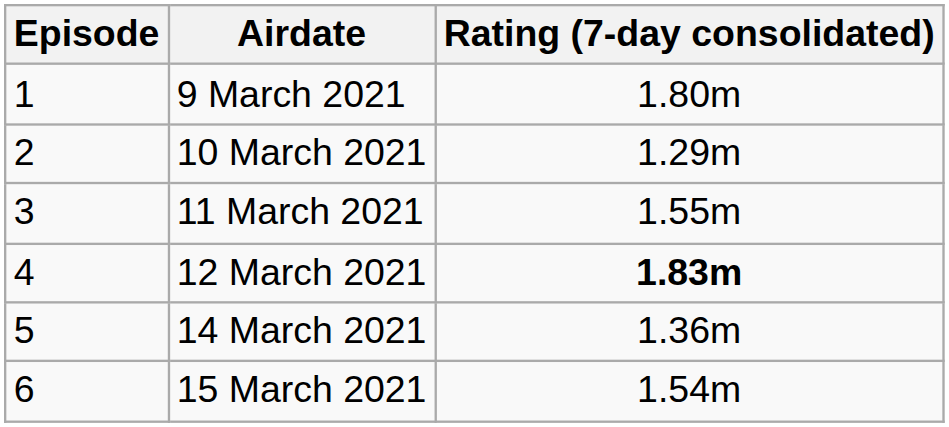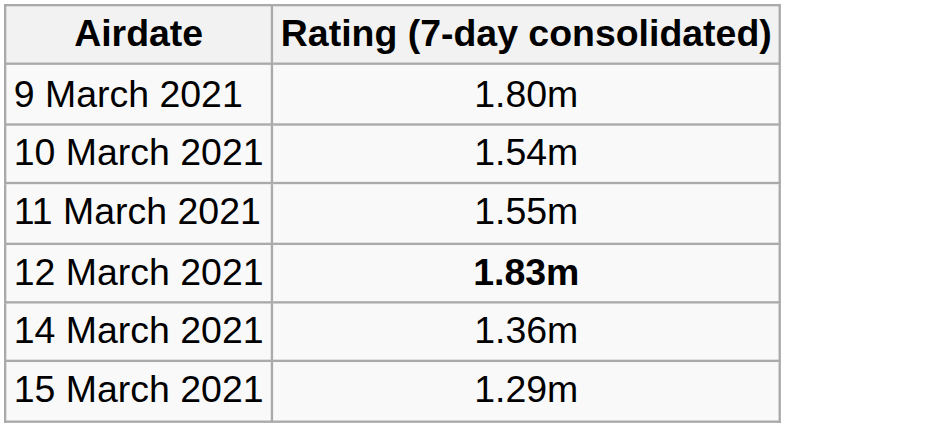- column: (87, 34)
(689, 152) 1.29m -> (526, 152) 1.54m
(689, 390) 1.54m -> (526, 390) 1.29m
